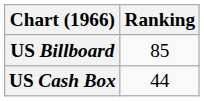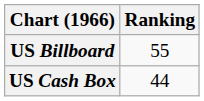(160, 50) 85 -> (160, 50) 55
